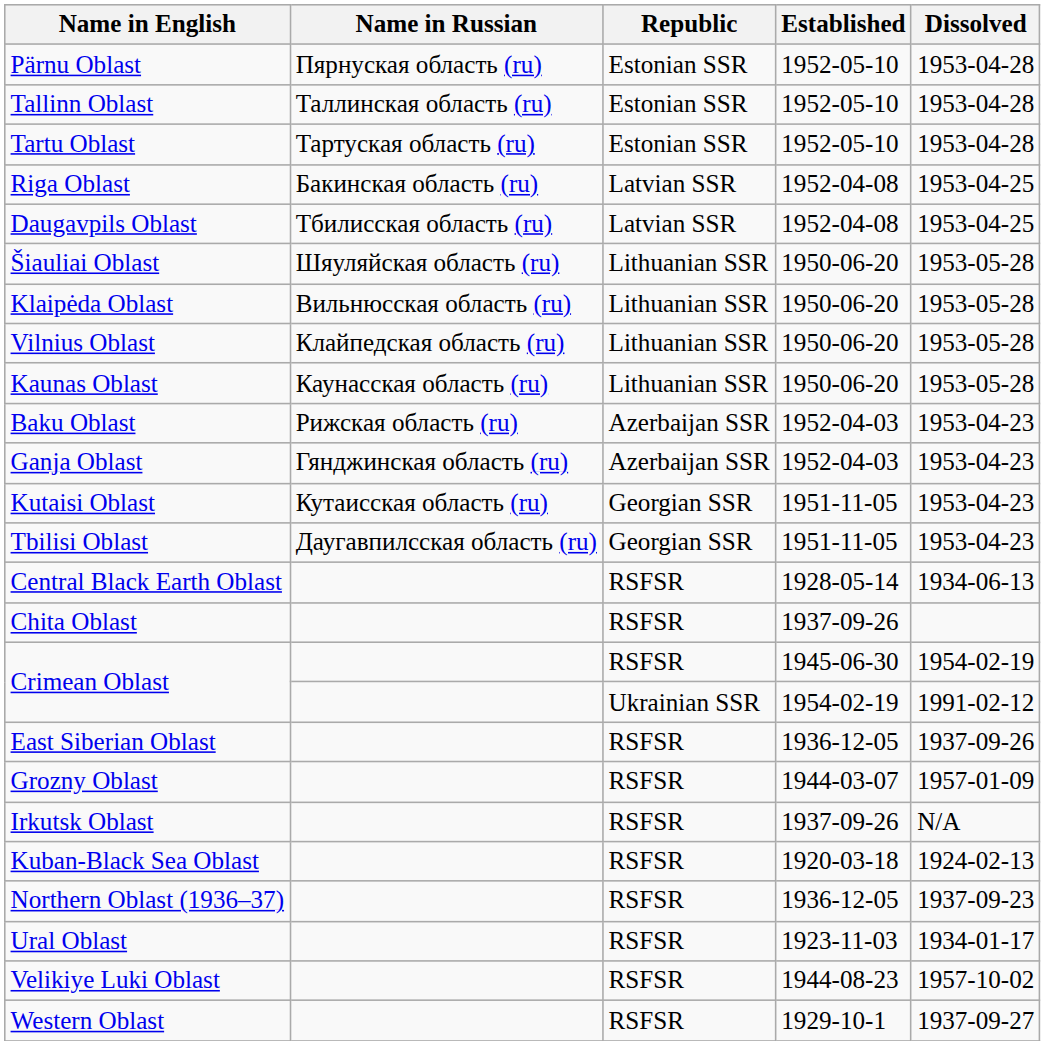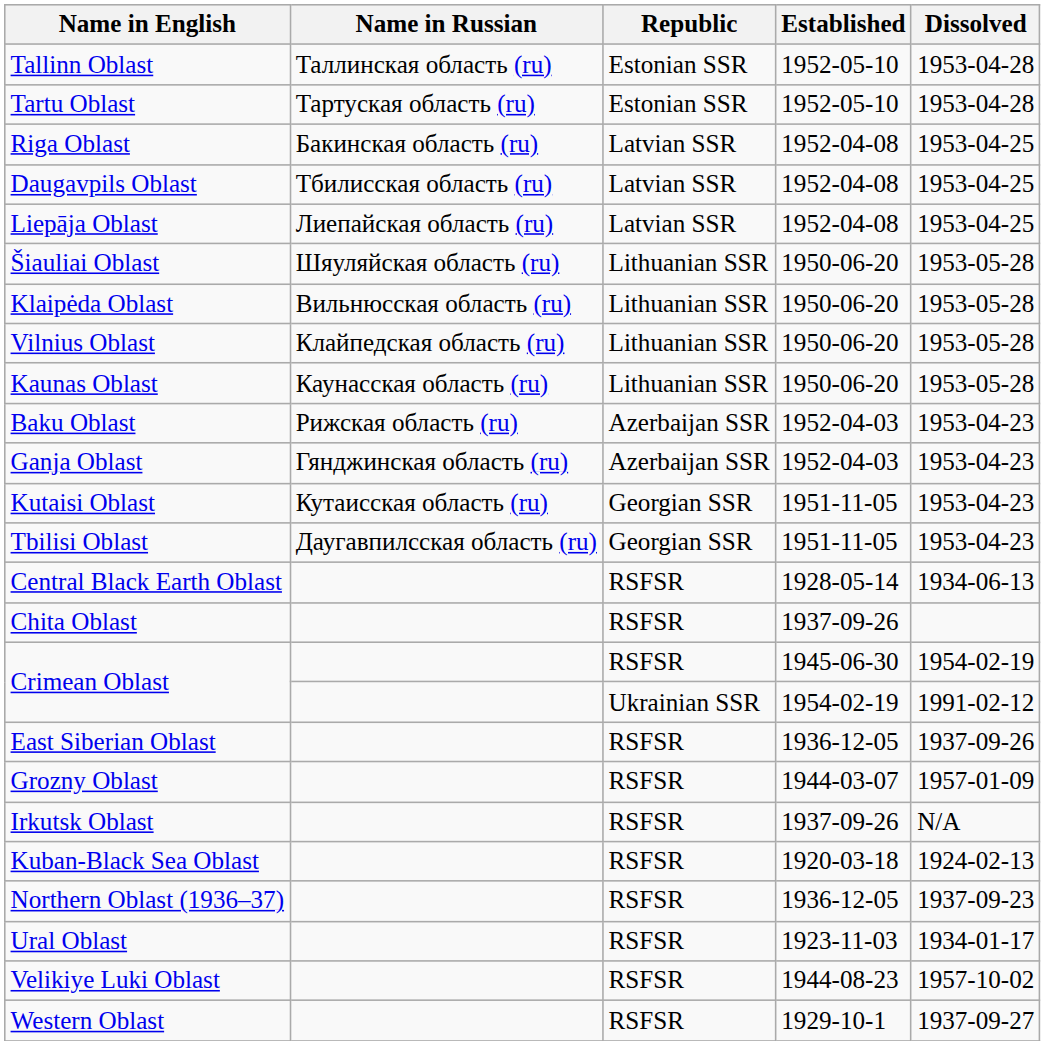- row: (76, 64)
+ row: (84, 223)
